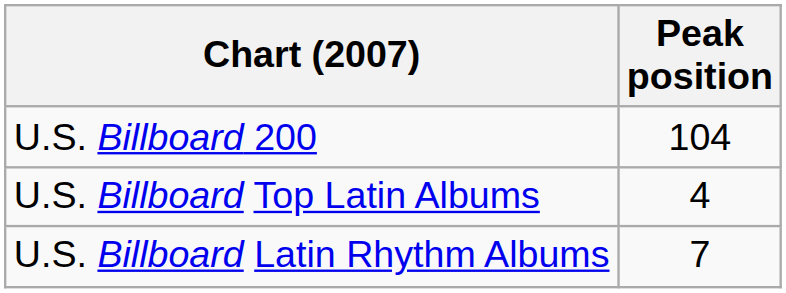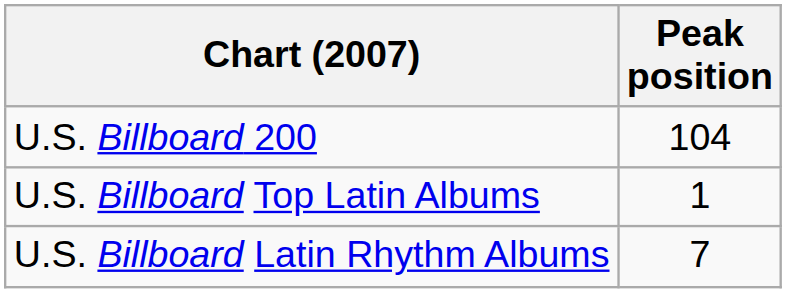(700, 195) 4 -> (700, 195) 1
